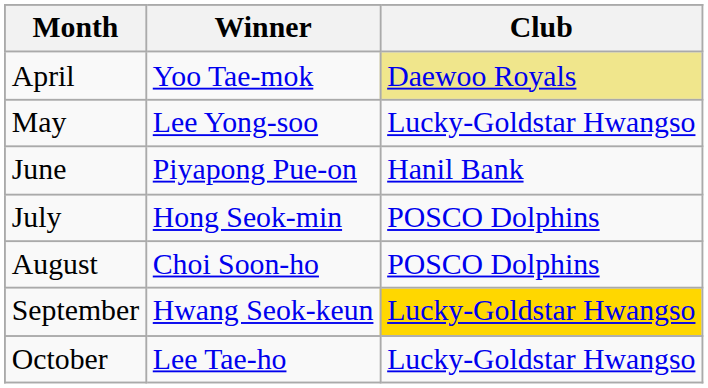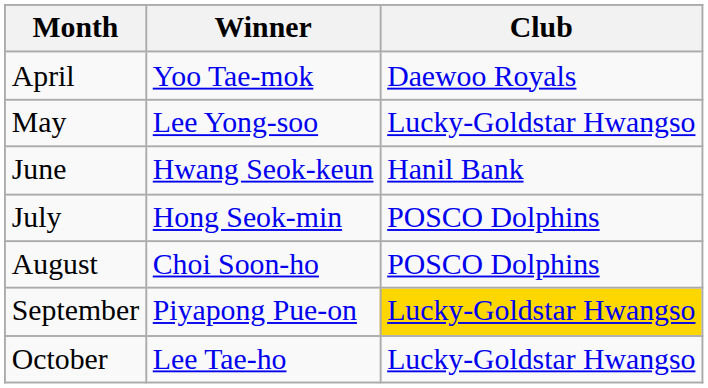(482, 75) khaki background -> (482, 75) no background
(255, 169) Piyapong Pue-on -> (263, 169) Hwang Seok-keun
(263, 311) Hwang Seok-keun -> (255, 311) Piyapong Pue-on
